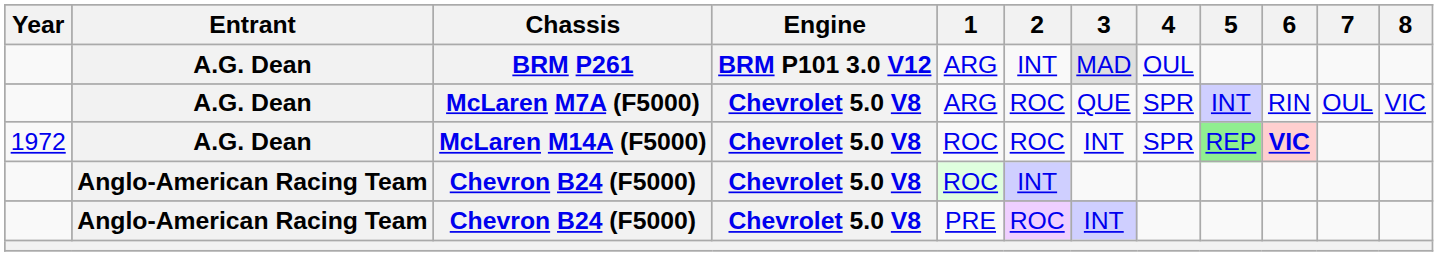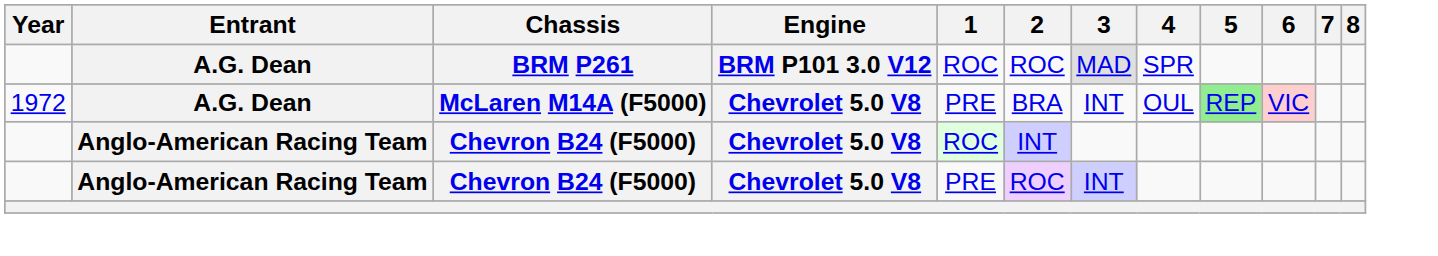(971, 64) ARG -> (971, 64) ROC
(1037, 64) INT -> (1037, 64) ROC
(1168, 64) OUL -> (1168, 64) SPR
- row: (38, 103)
(971, 142) ROC -> (971, 103) PRE
(1037, 142) ROC -> (1037, 103) BRA
(1168, 142) SPR -> (1168, 103) OUL
(1289, 142) bold -> (1289, 103) normal
